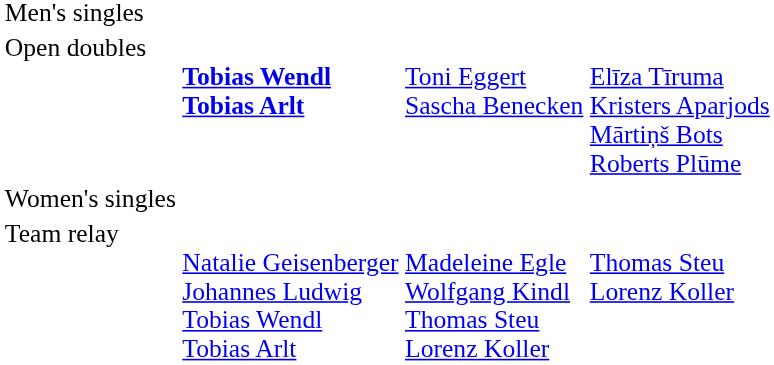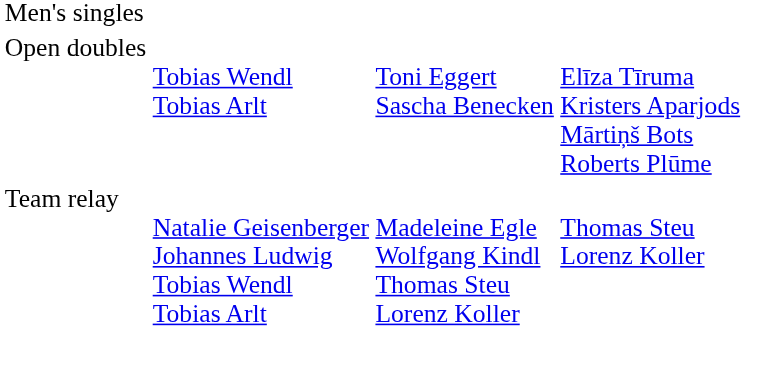(257, 91) bold -> (223, 91) normal
- row: (90, 198)
